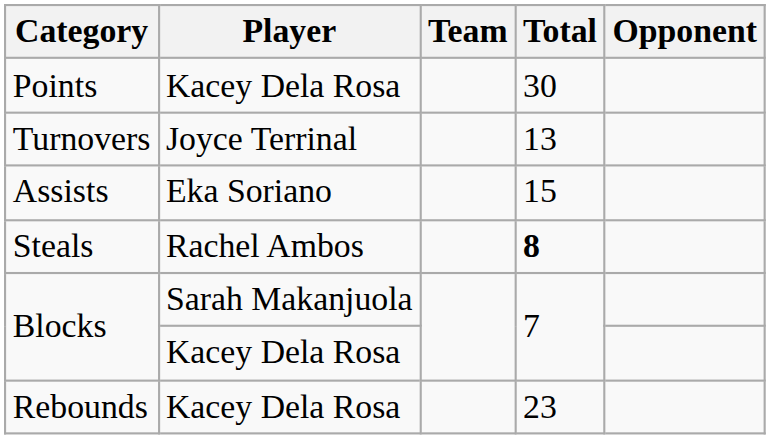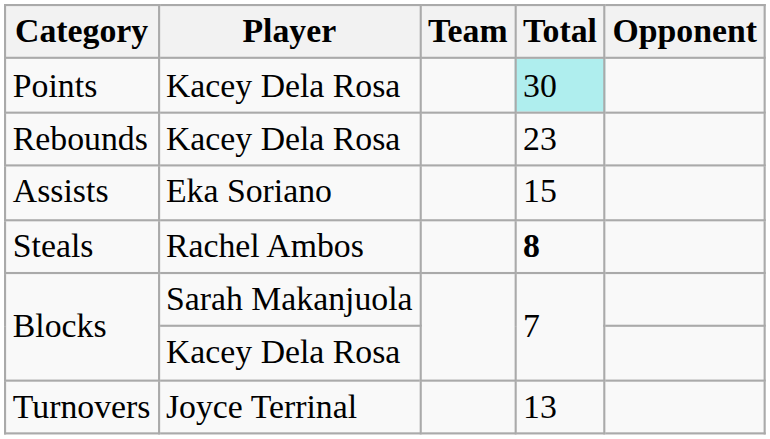(540, 84) no background -> (540, 84) paleturquoise background
rows swapped: (80, 406) <-> (82, 138)
